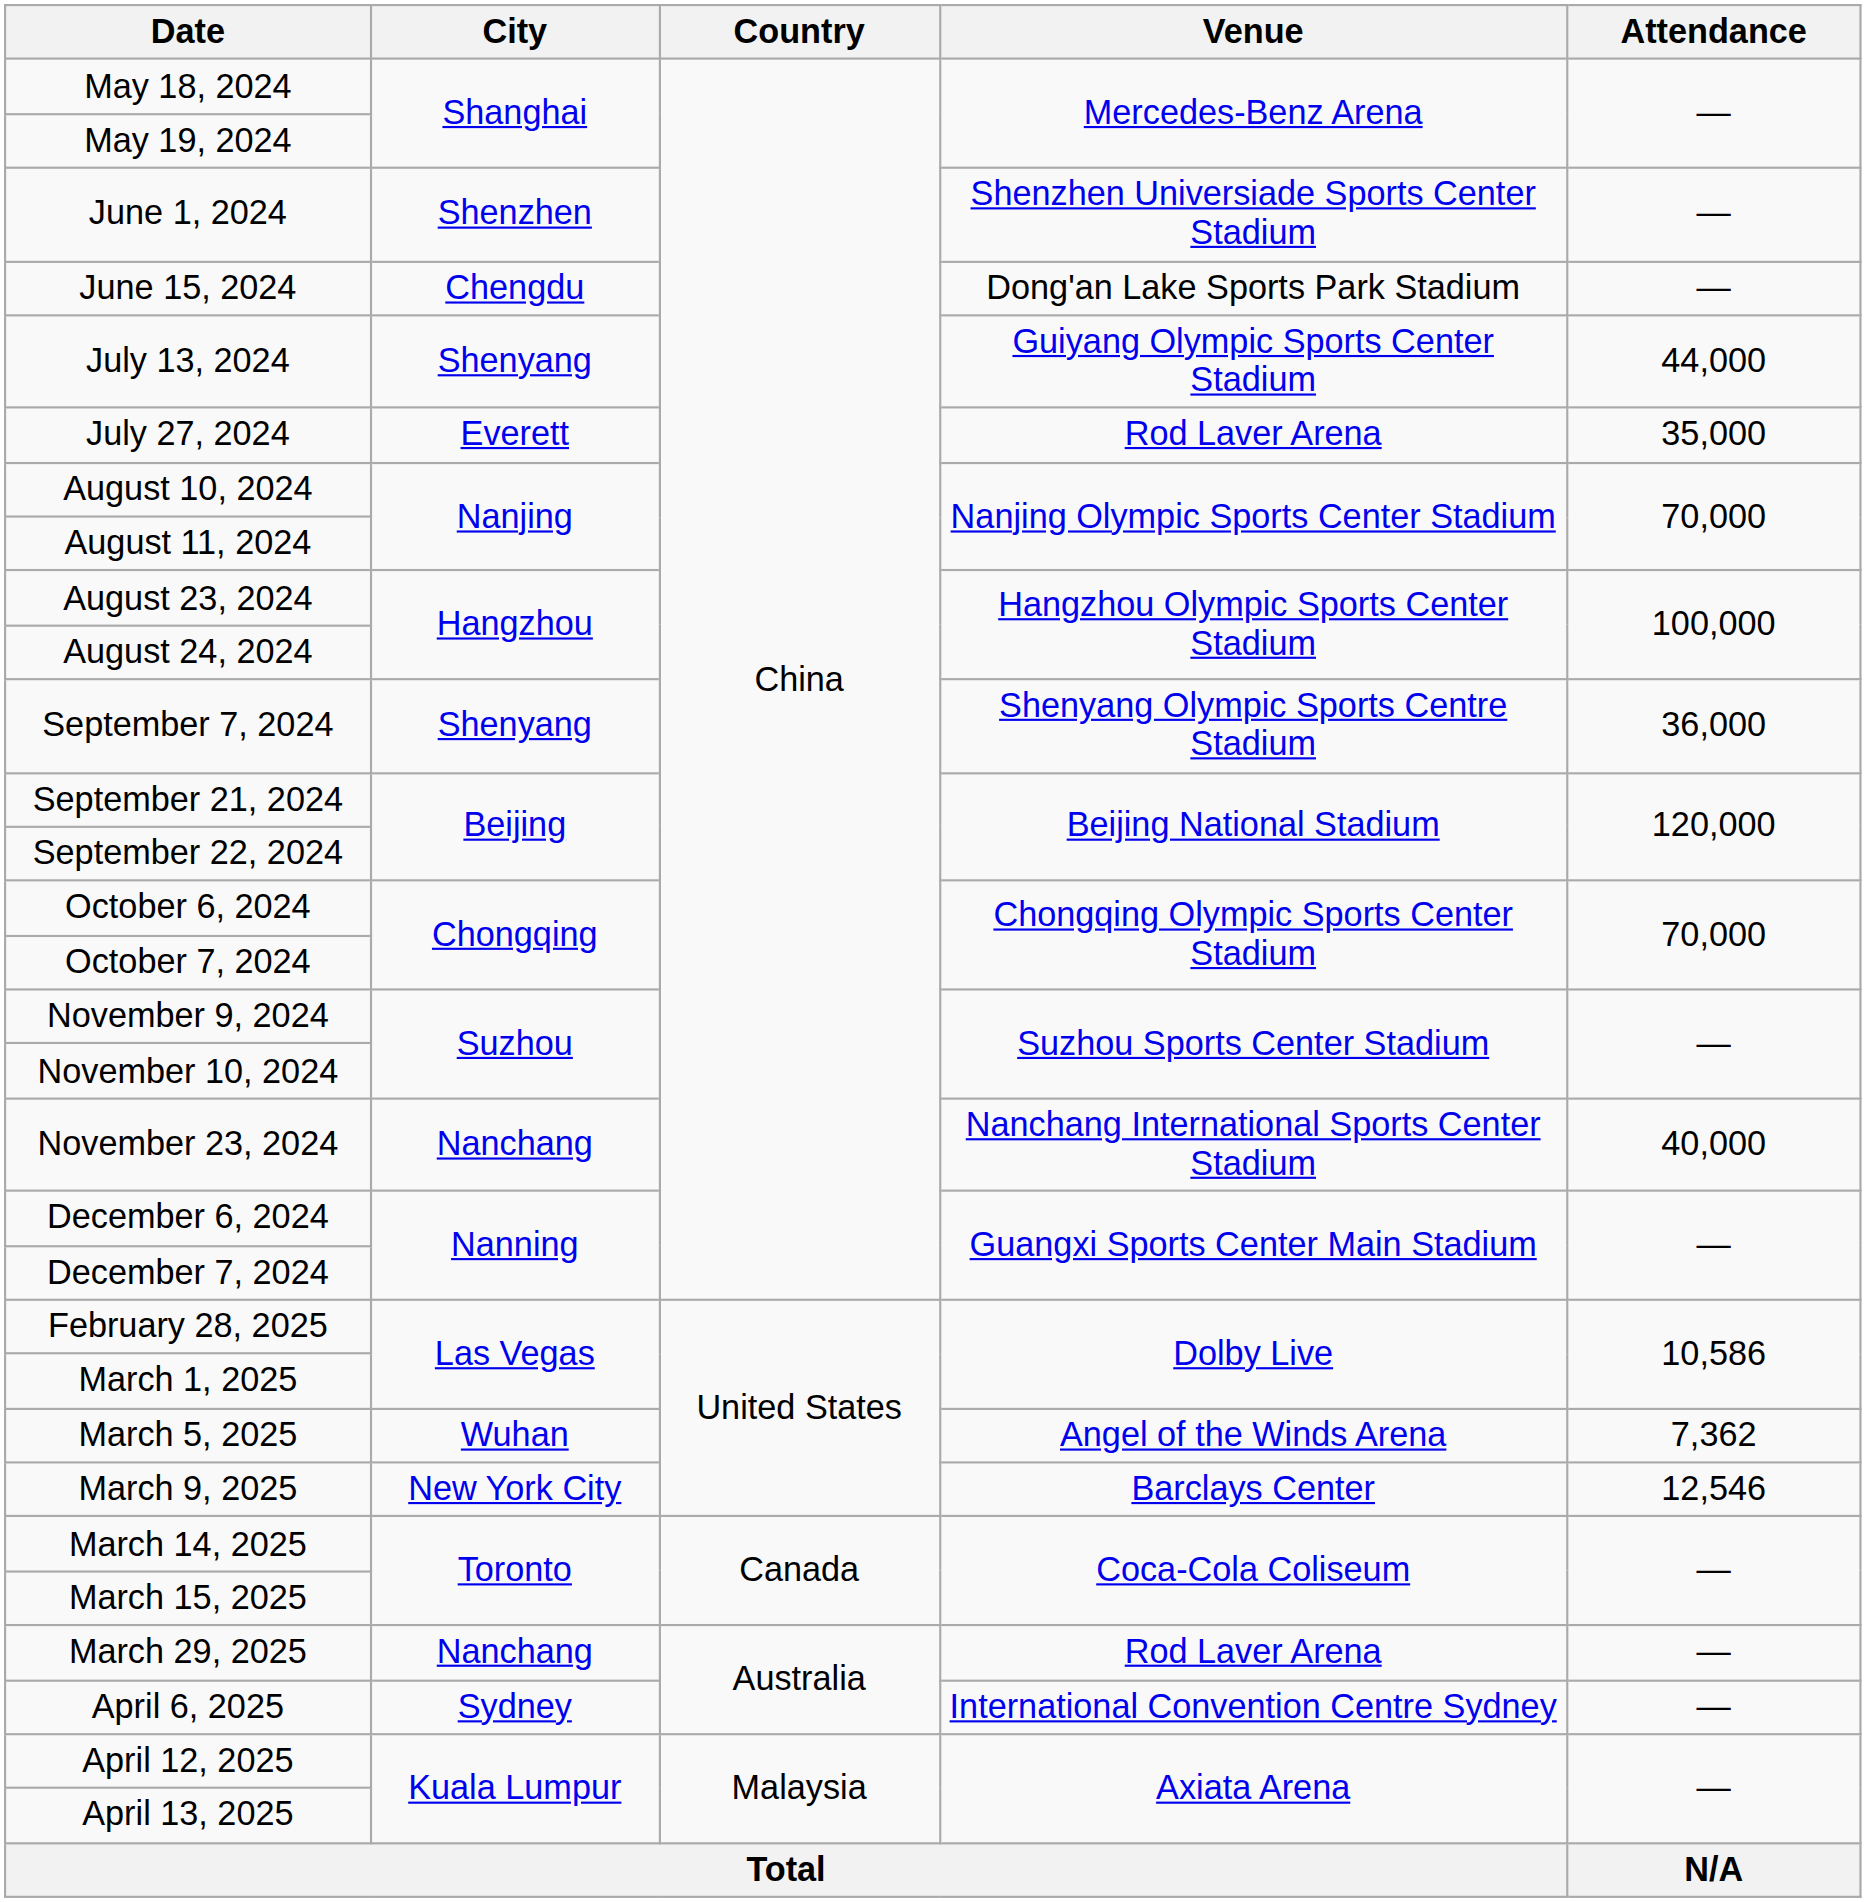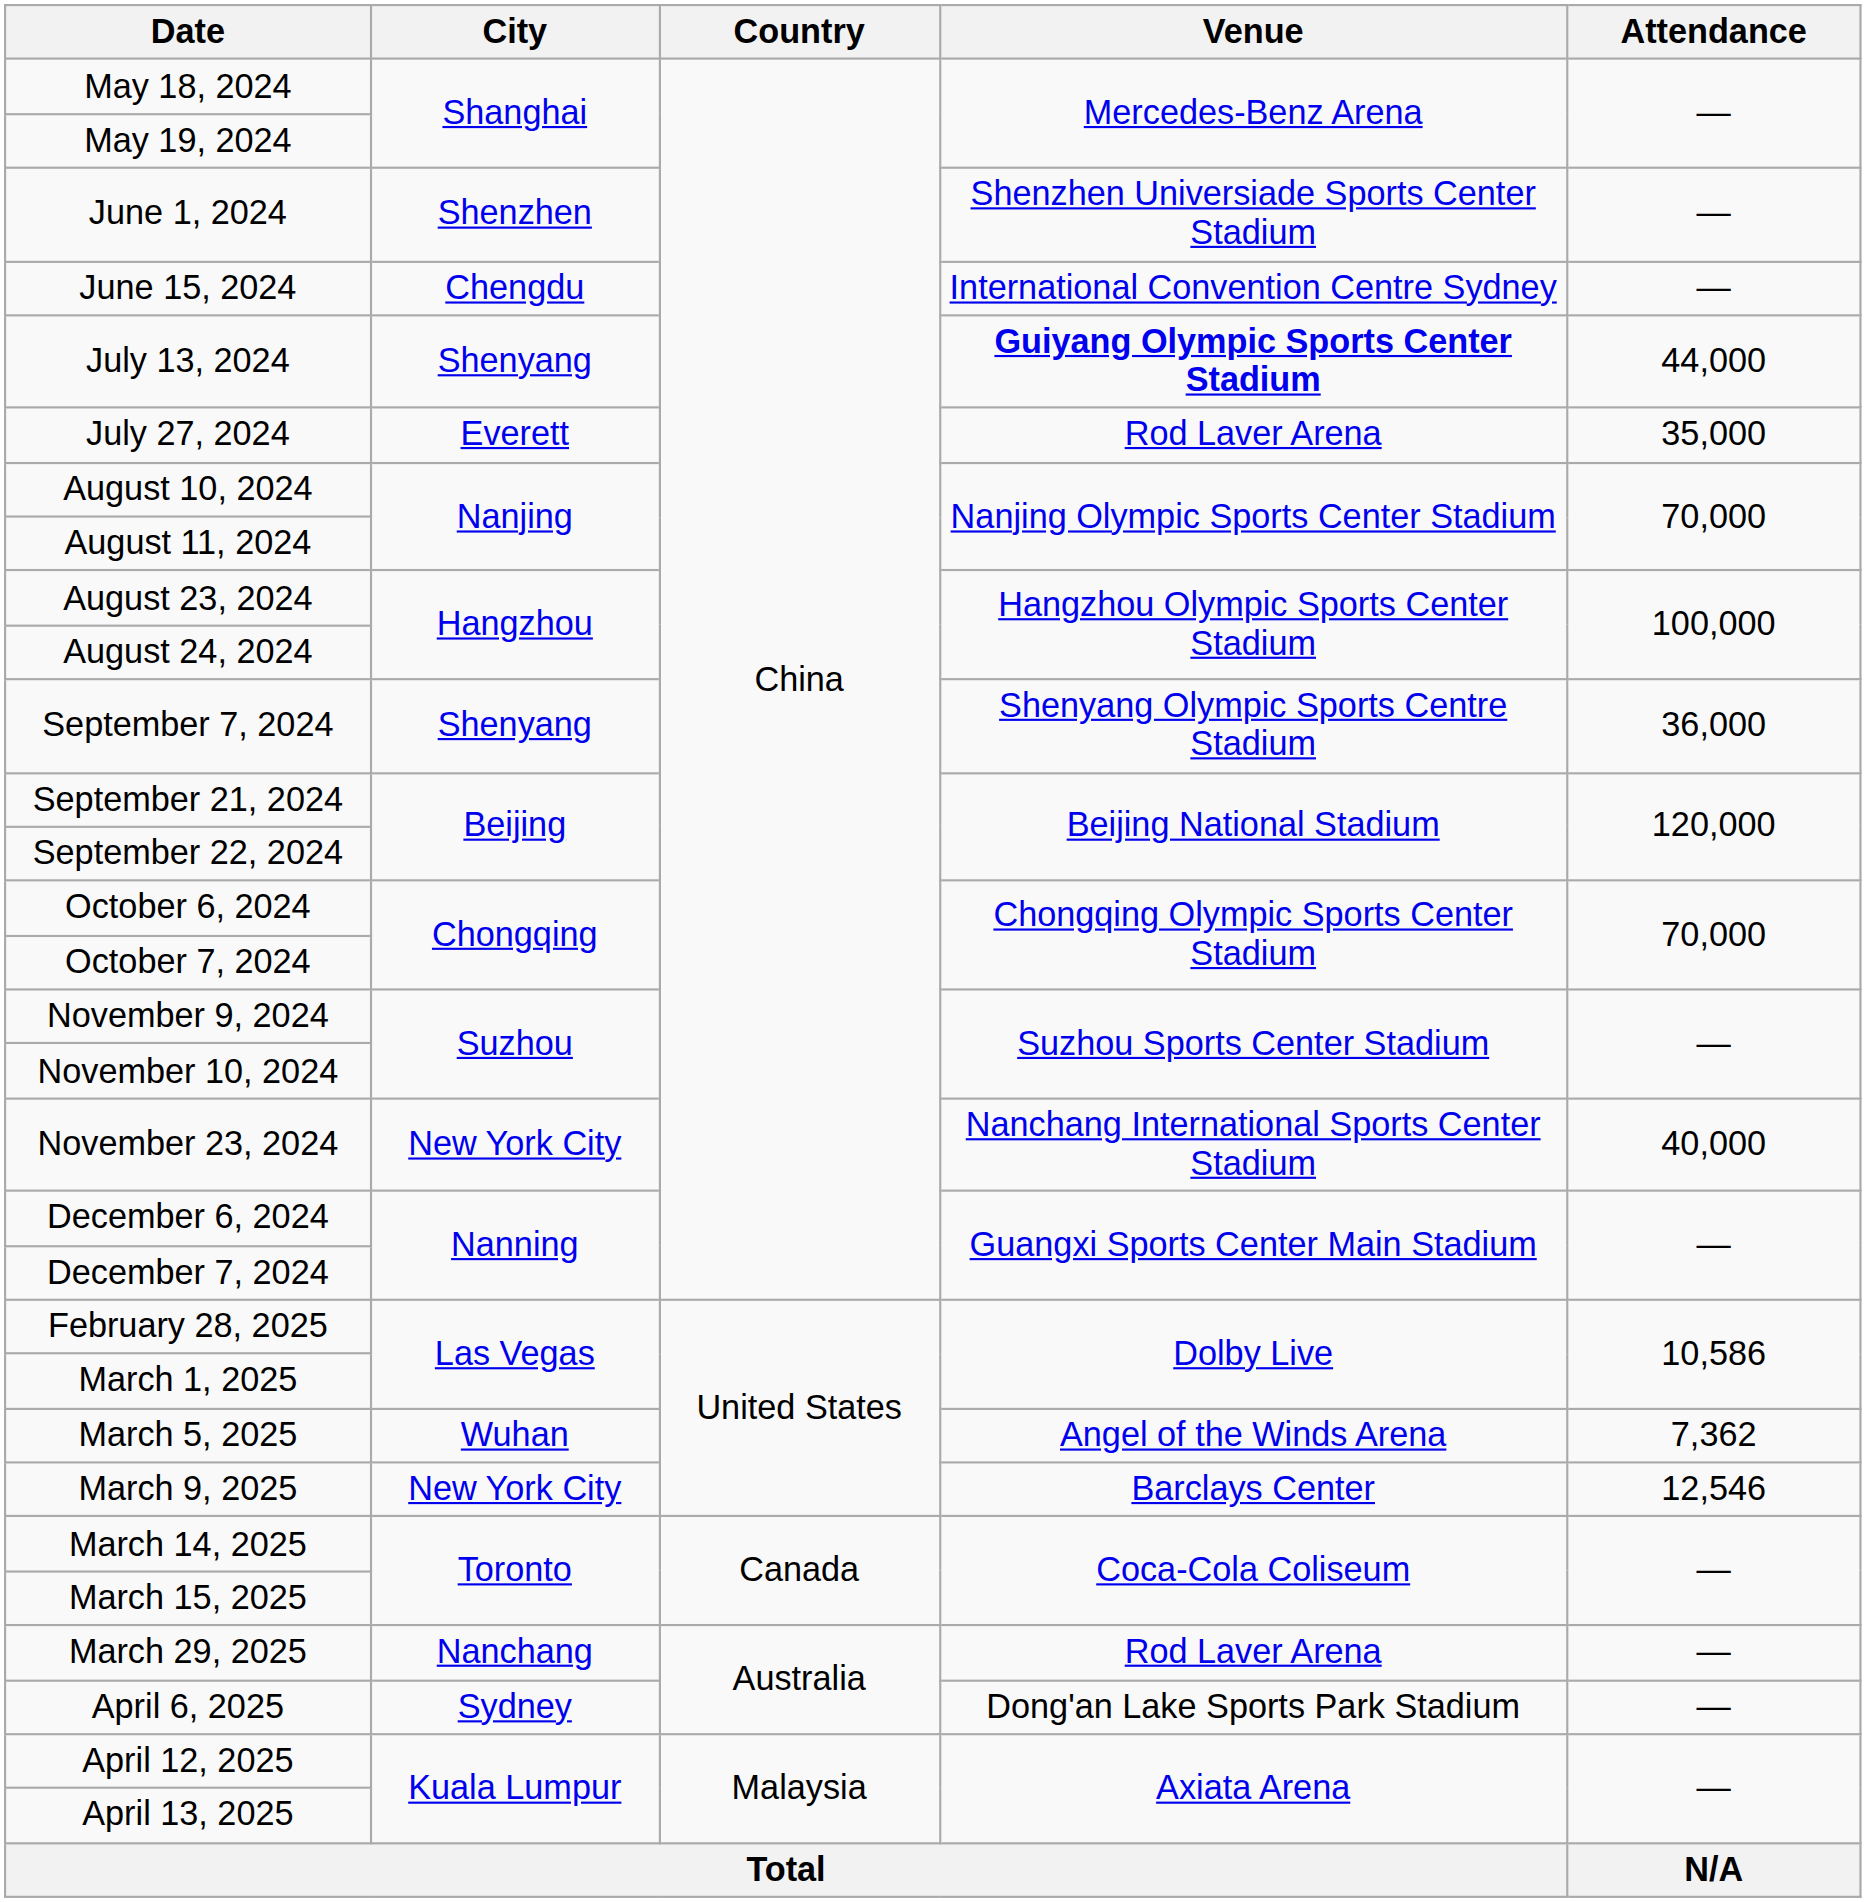(1253, 287) Dong'an Lake Sports Park Stadium -> (1253, 287) International Convention Centre Sydney
(1253, 360) normal -> (1253, 360) bold
(515, 1143) Nanchang -> (515, 1143) New York City
(1253, 1706) International Convention Centre Sydney -> (1253, 1706) Dong'an Lake Sports Park Stadium
